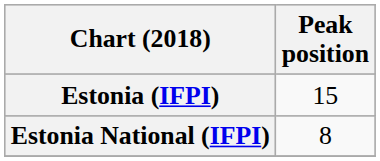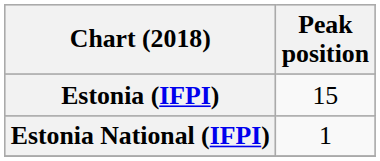(325, 135) 8 -> (325, 135) 1
